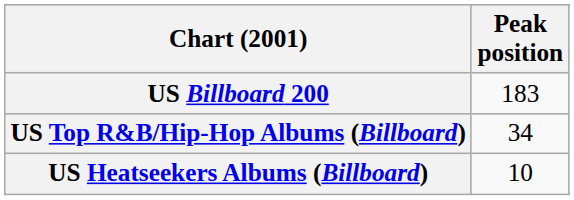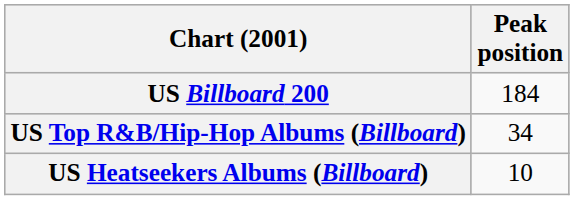(520, 93) 183 -> (520, 93) 184
